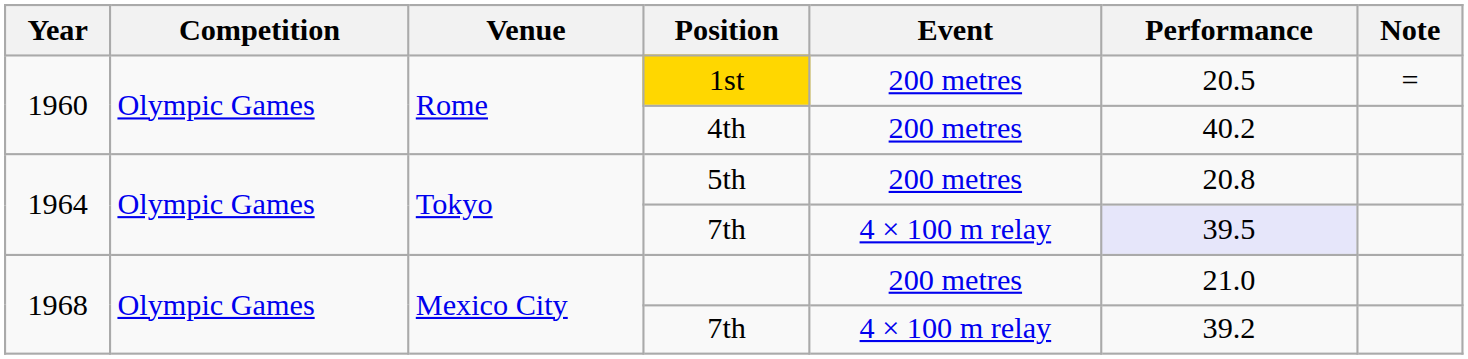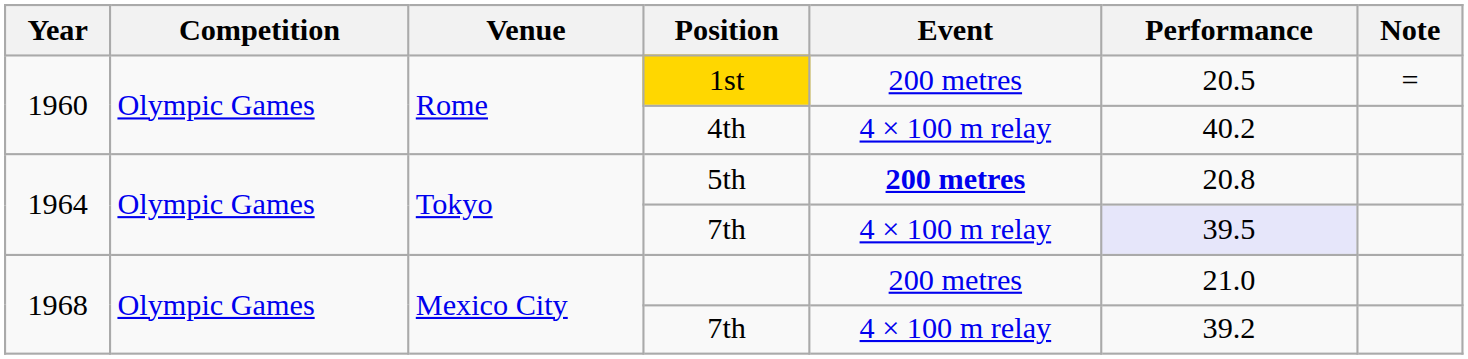(955, 129) 200 metres -> (955, 129) 4 × 100 m relay
(955, 179) normal -> (955, 179) bold
